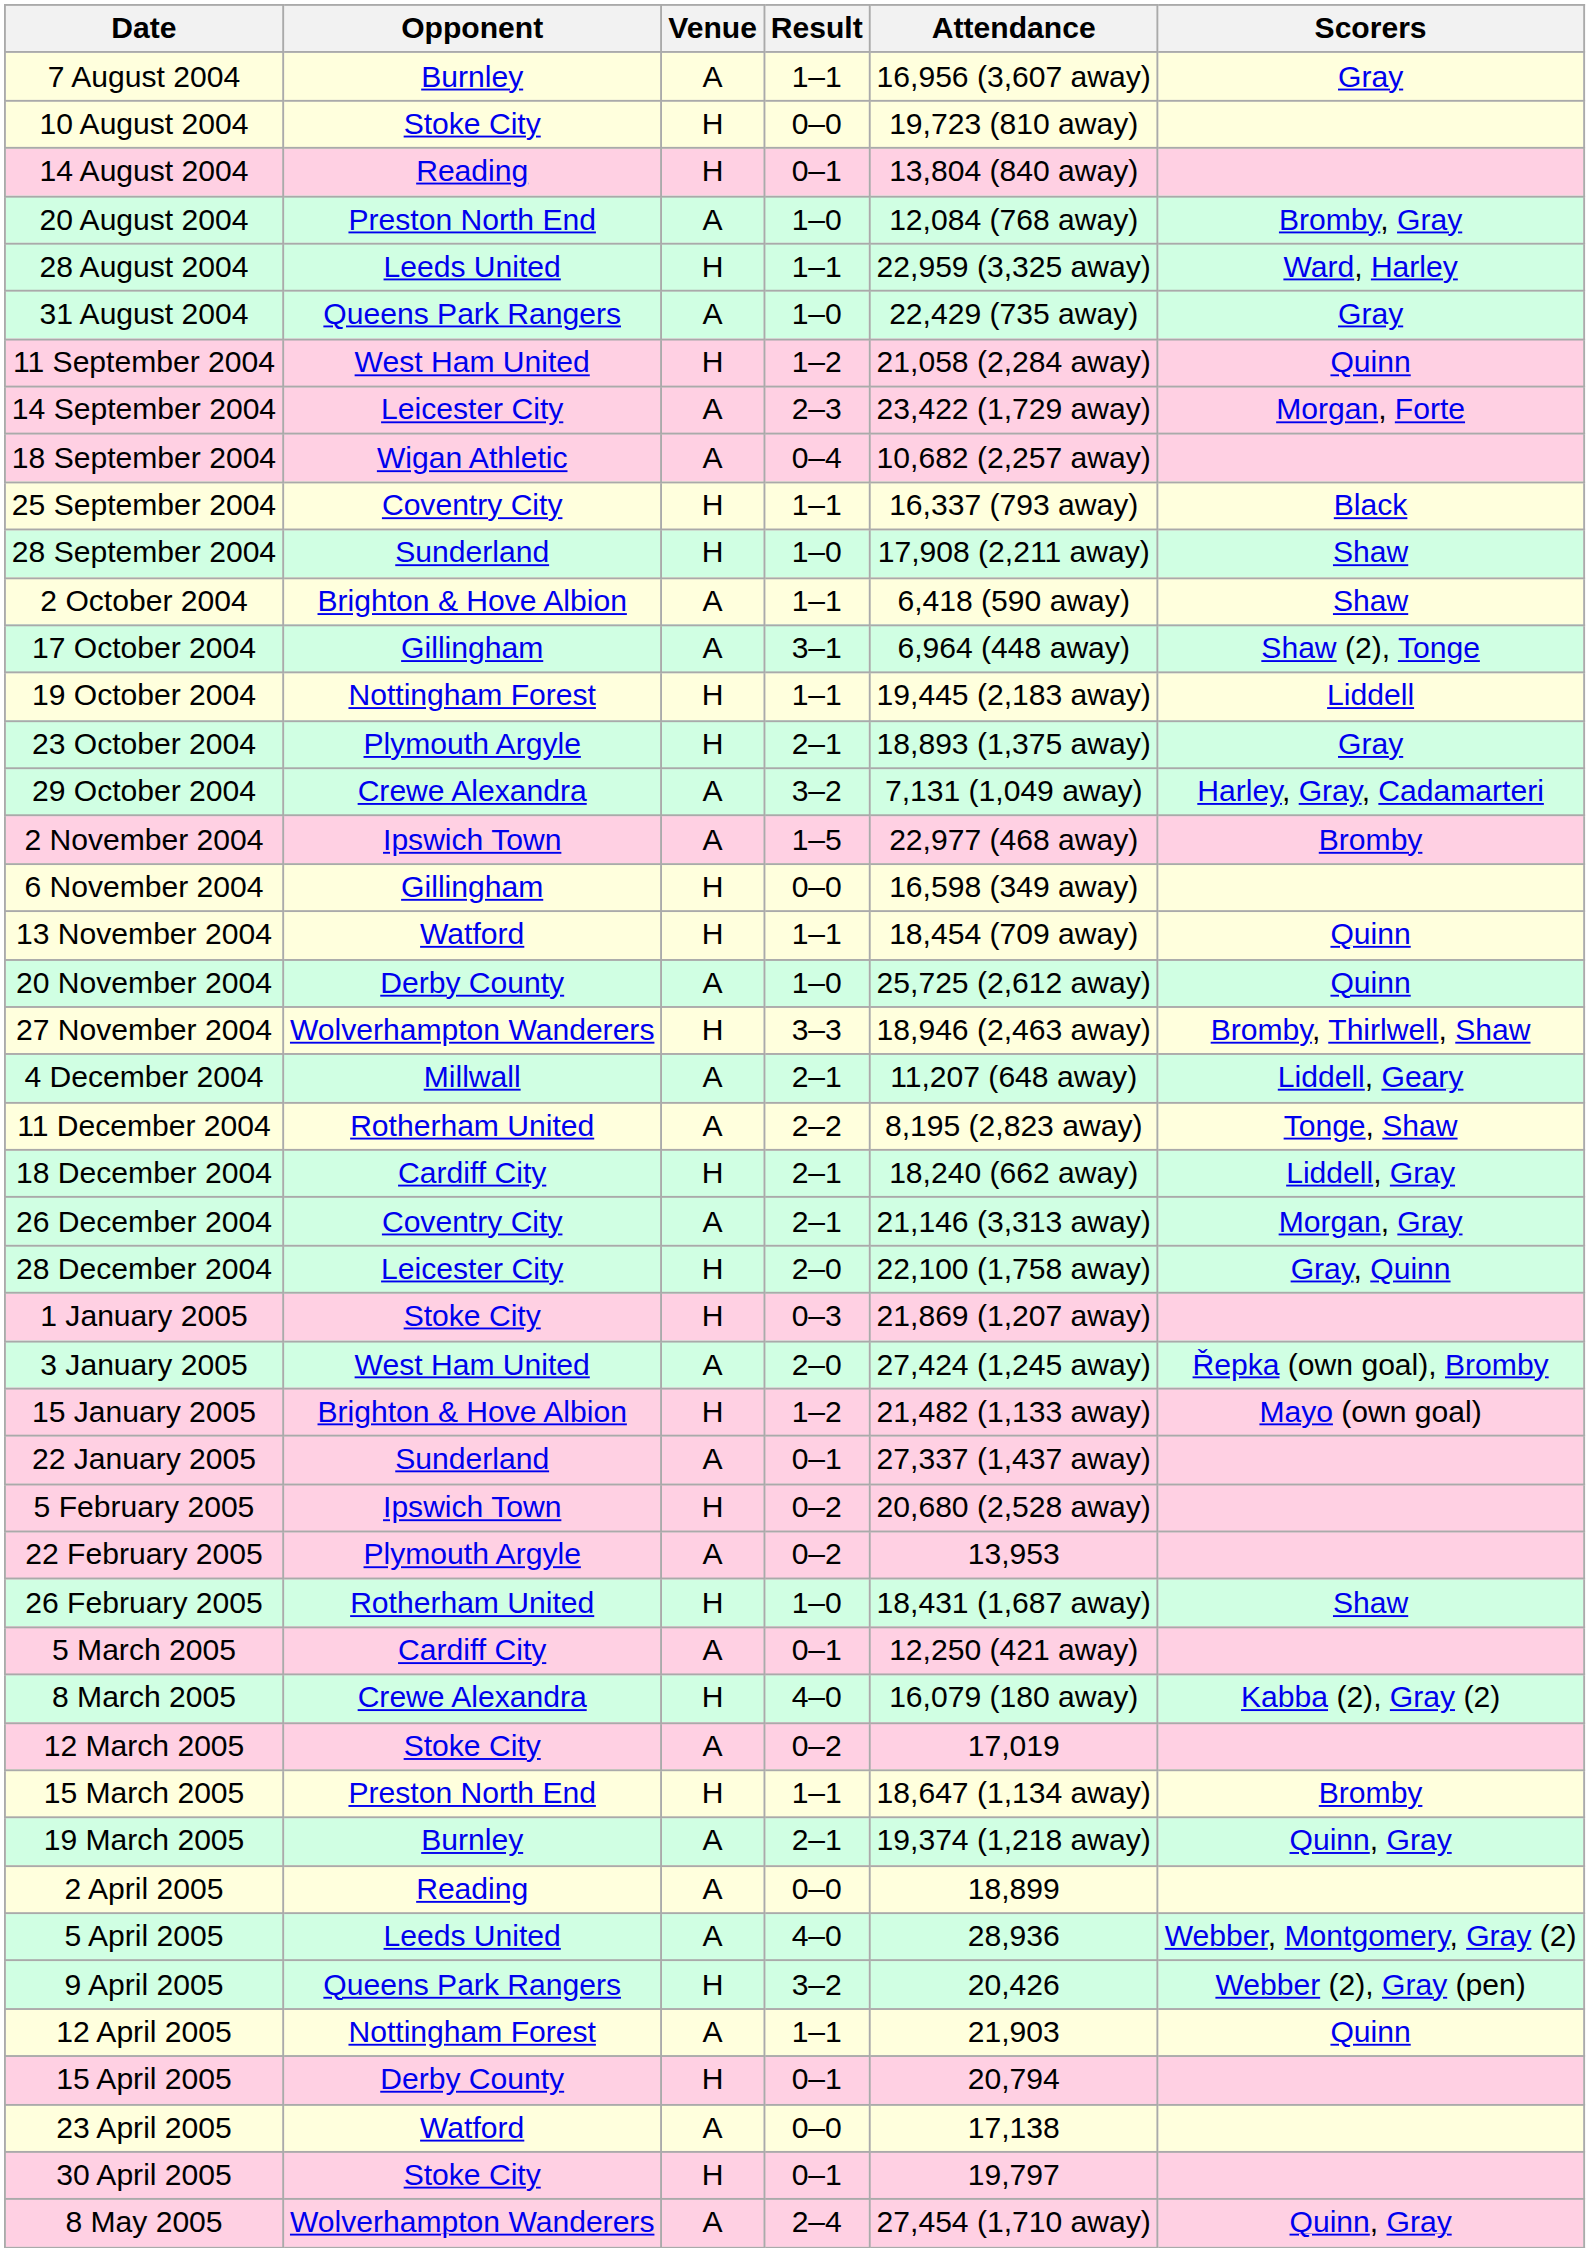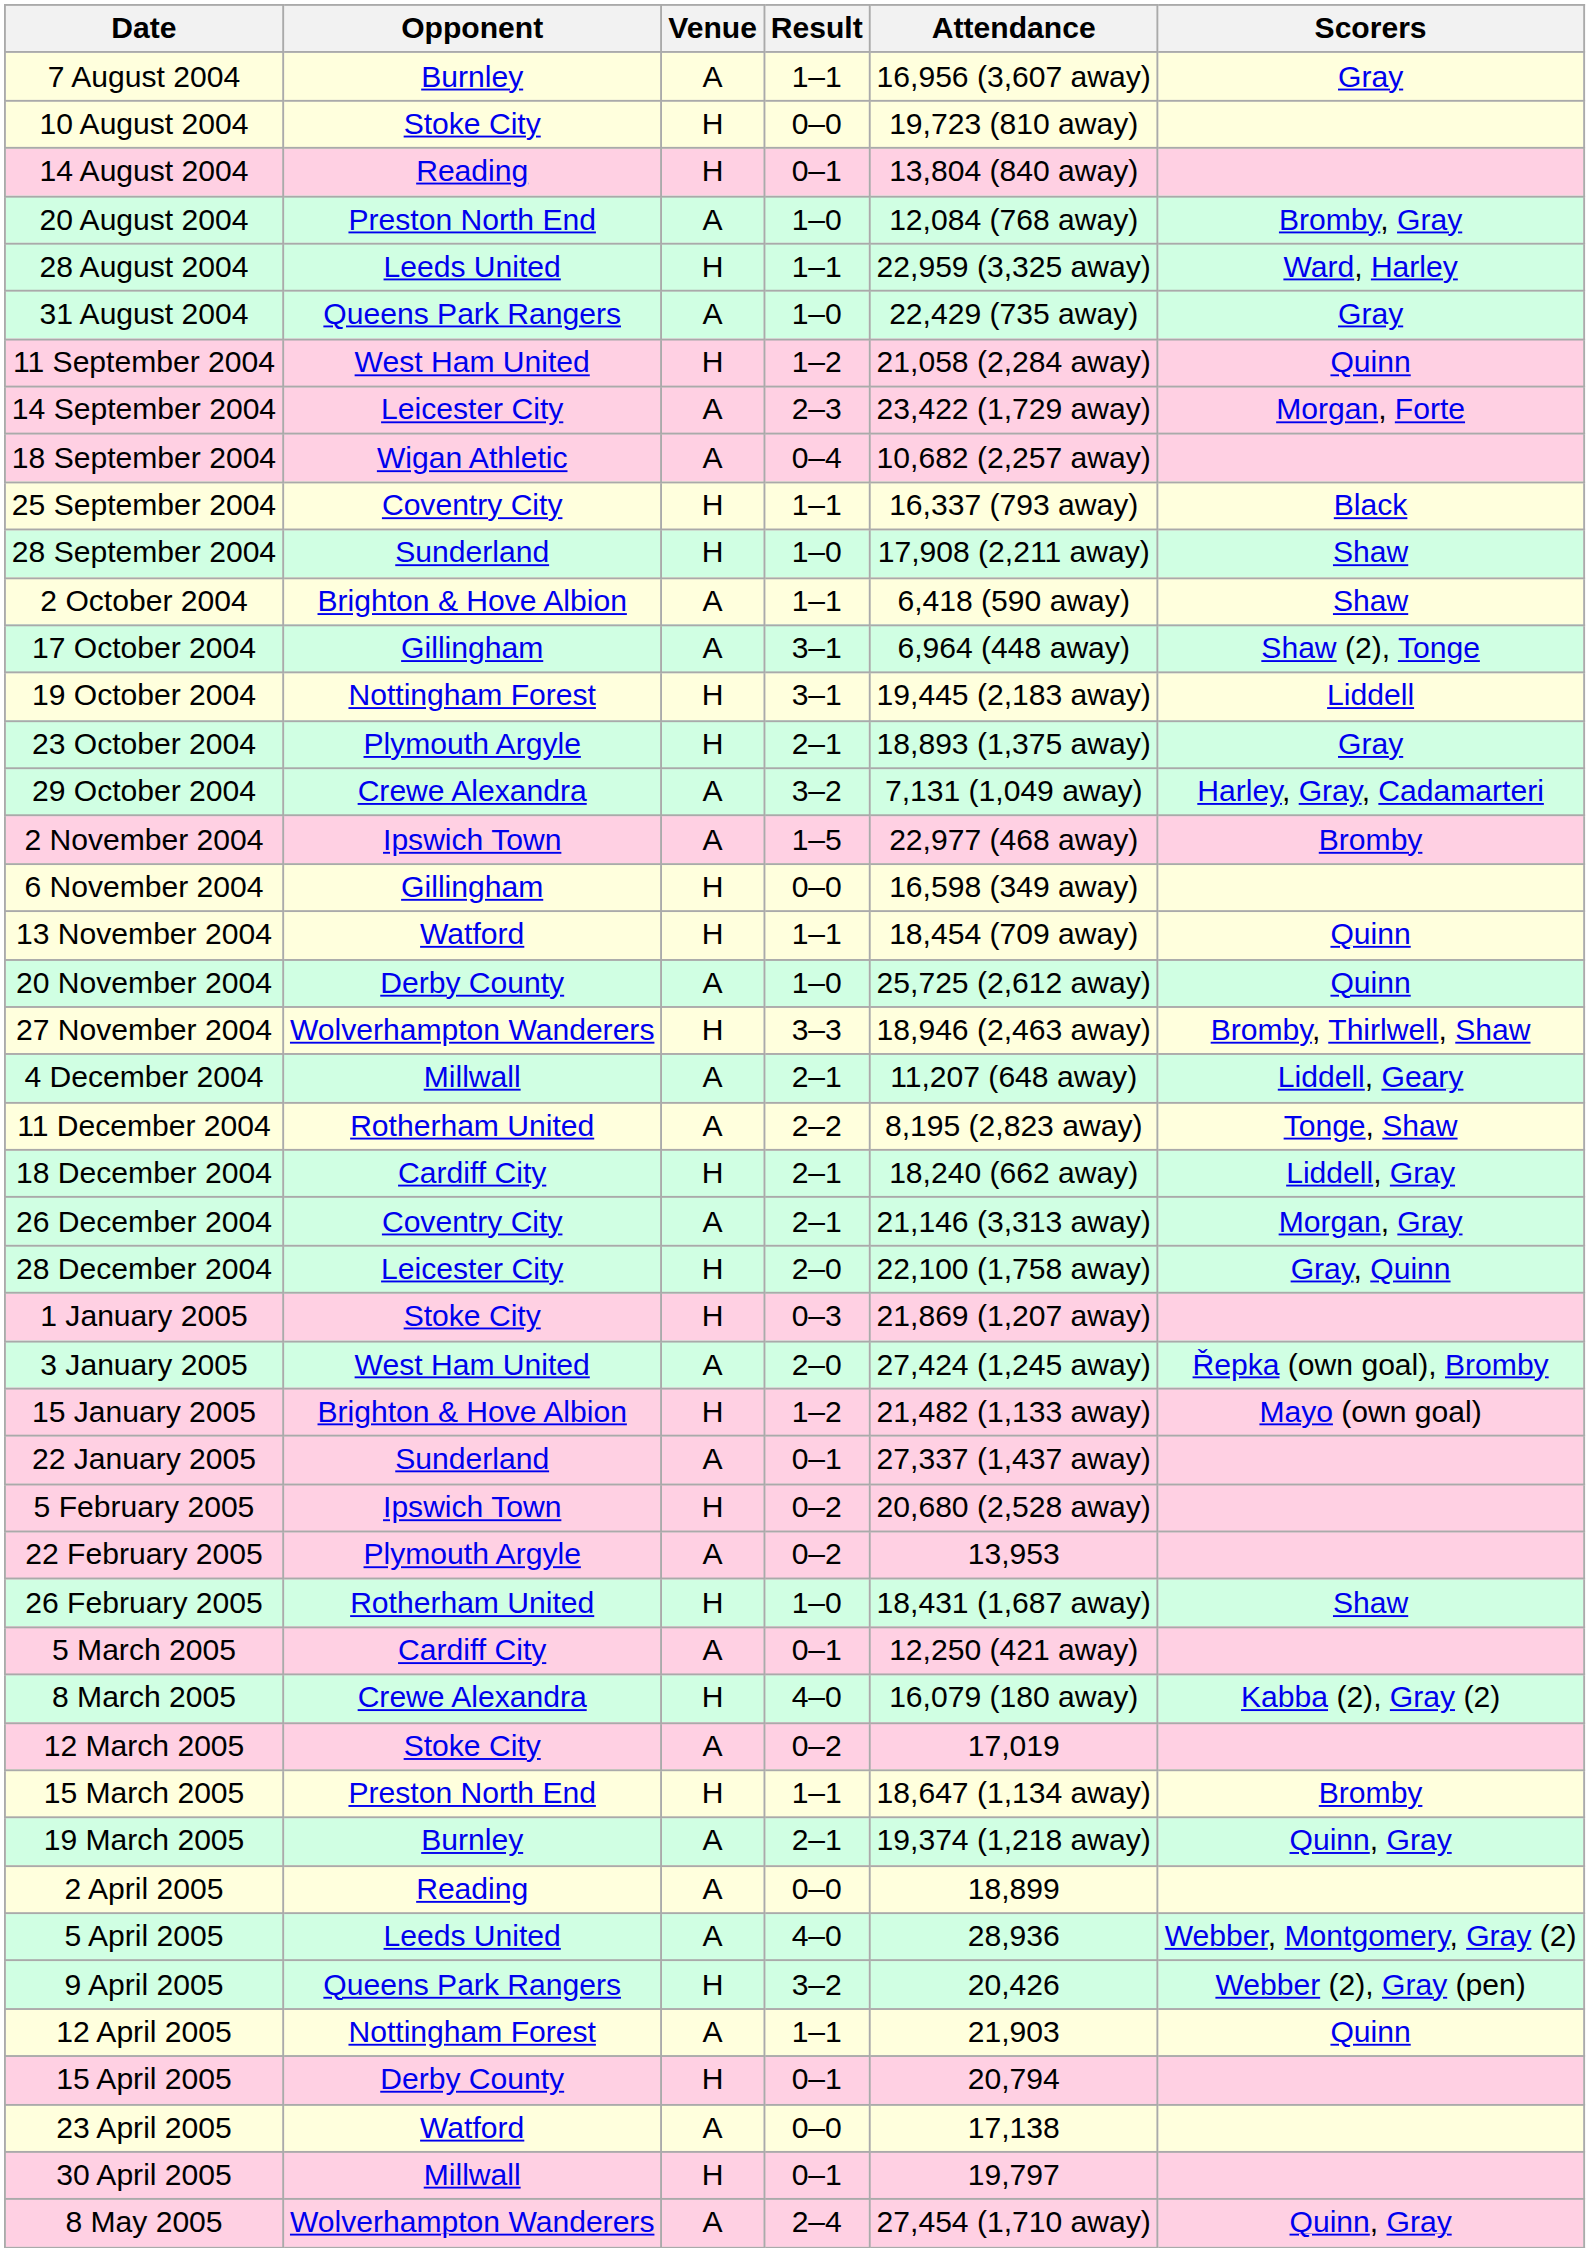(817, 696) 1–1 -> (817, 696) 3–1
(472, 2175) Stoke City -> (472, 2175) Millwall
